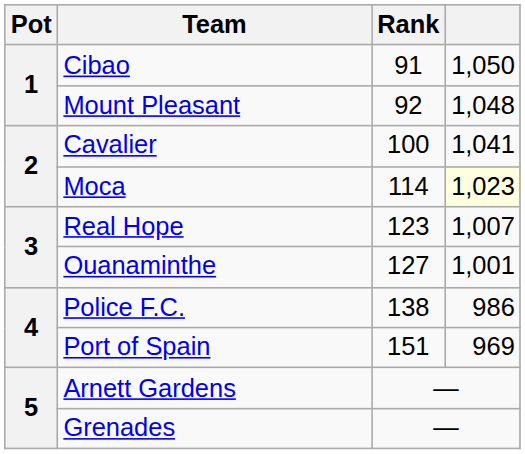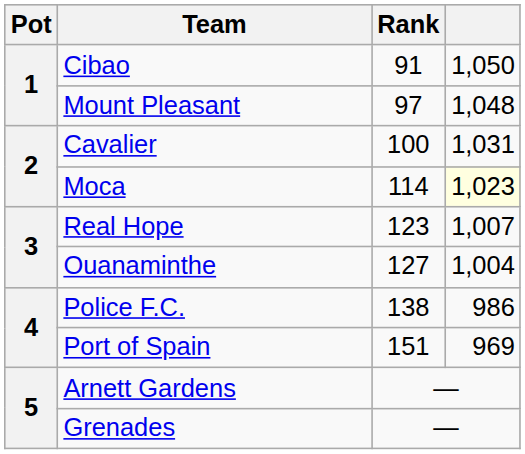(408, 105) 92 -> (408, 105) 97
(483, 145) 1,041 -> (483, 145) 1,031
(483, 266) 1,001 -> (483, 266) 1,004
